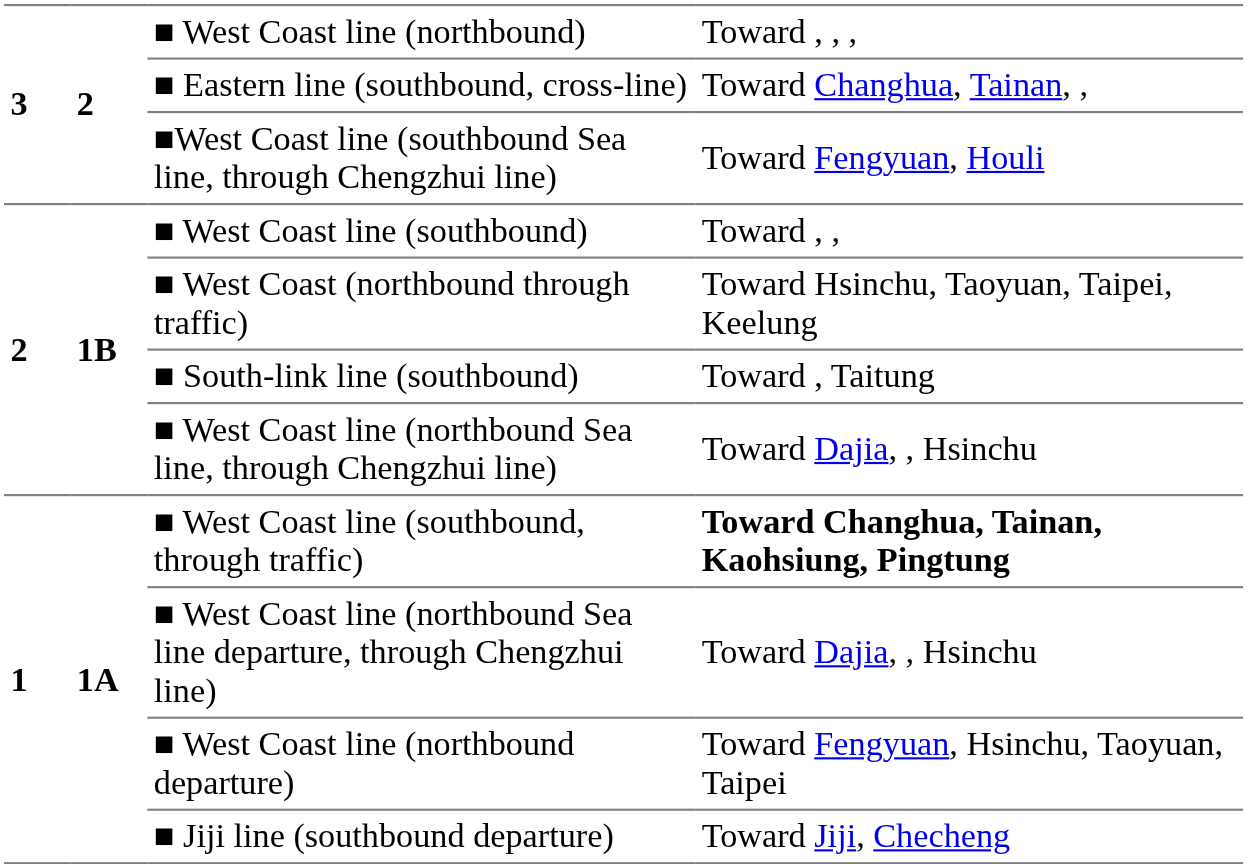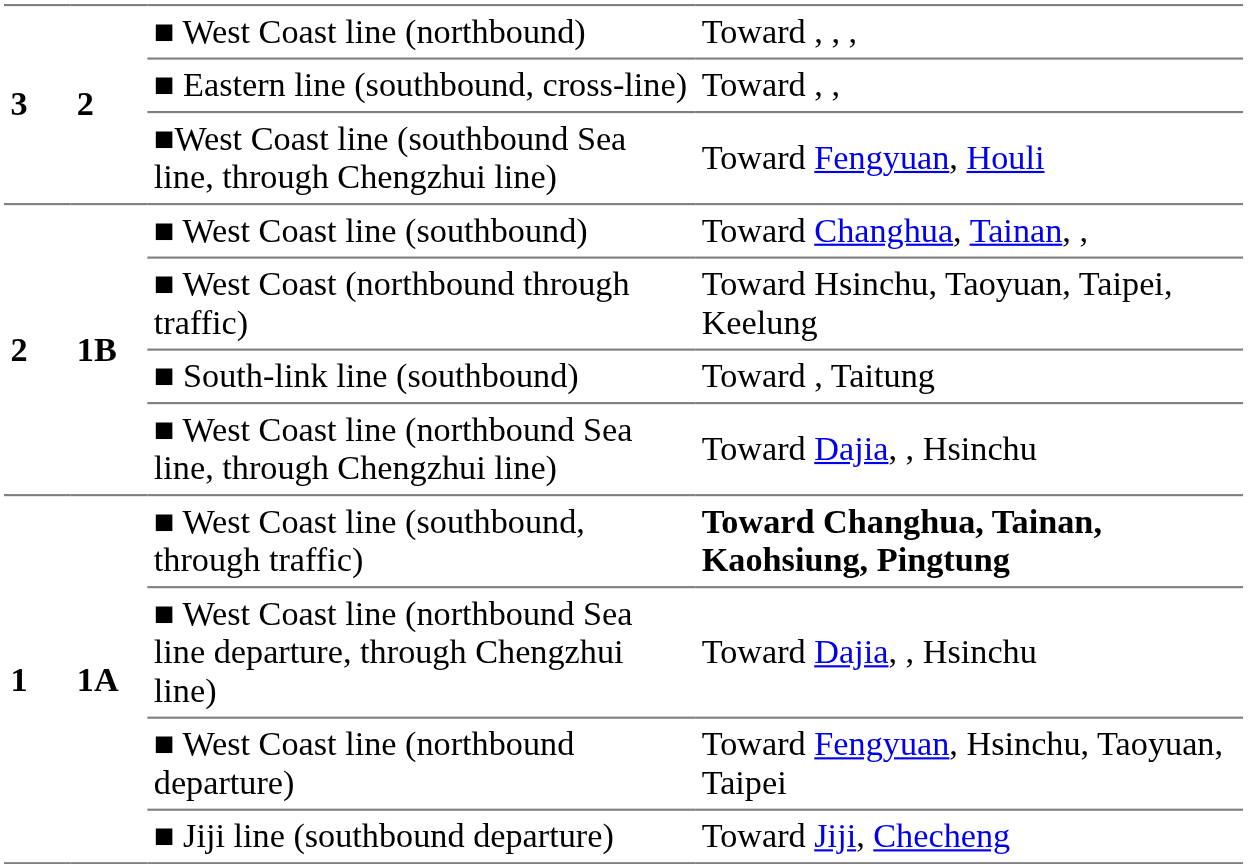(895, 84) Toward Changhua, Tainan, , -> (771, 84) Toward , ,
(771, 230) Toward , , -> (895, 230) Toward Changhua, Tainan, ,
